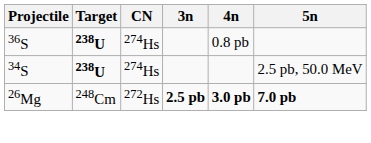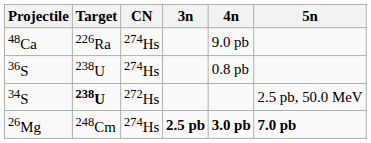+ row: (22, 41)
(90, 41) bold -> (90, 69) normal
(142, 69) 274Hs -> (142, 97) 272Hs
(142, 97) 272Hs -> (142, 124) 274Hs
